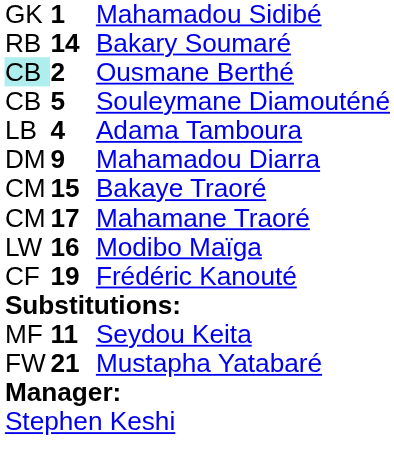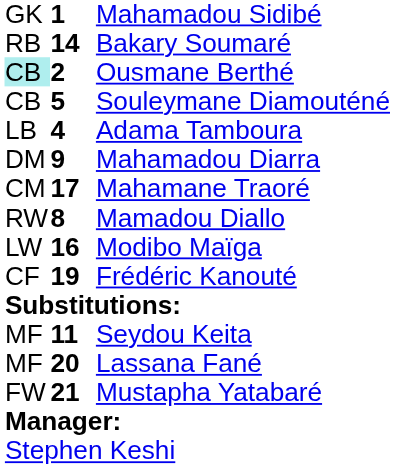- row: (181, 188)
+ row: (191, 217)
+ row: (179, 363)
